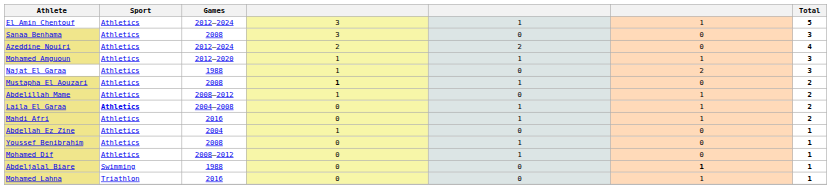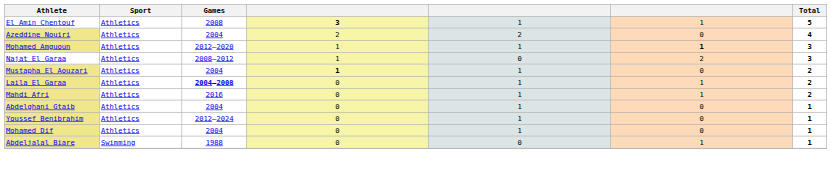(214, 22) 2012–2024 -> (214, 22) 2008
(337, 22) normal -> (337, 22) bold
- row: (34, 34)
(214, 46) 2012–2024 -> (214, 34) 2004
(702, 58) normal -> (702, 46) bold
(214, 70) 1988 -> (214, 58) 2008–2012
(214, 82) 2008 -> (214, 70) 2004
- row: (38, 94)
(120, 106) bold -> (120, 82) normal
(214, 106) normal -> (214, 82) bold
- row: (40, 130)
+ row: (40, 106)
(214, 142) 2008 -> (214, 118) 2012–2024
(214, 154) 2008–2012 -> (214, 130) 2004
(702, 166) bold -> (702, 142) normal
- row: (34, 178)
